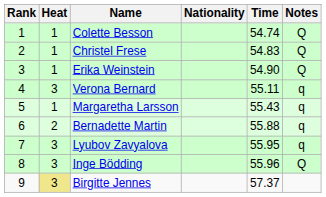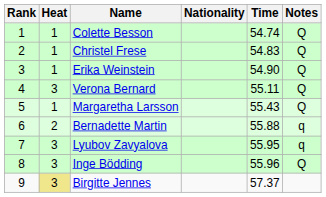(302, 88) q -> (302, 88) Q
(302, 107) q -> (302, 107) Q
